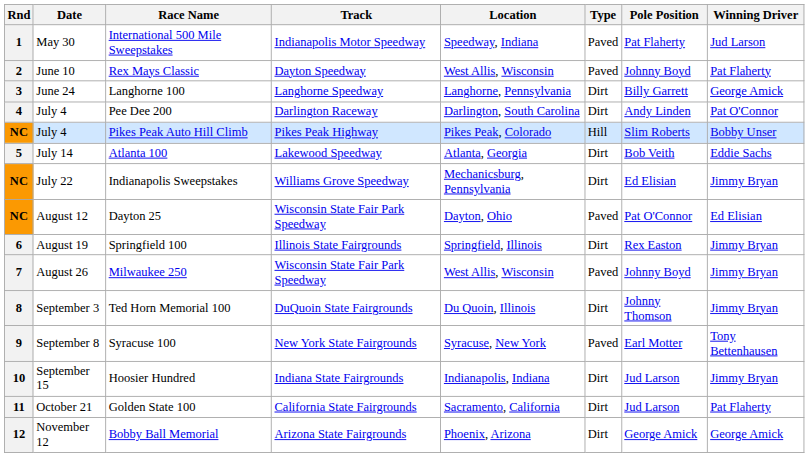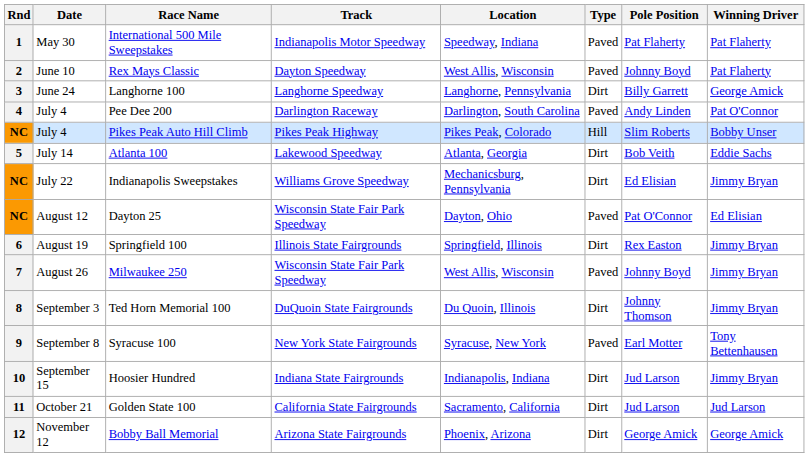(738, 42) Jud Larson -> (741, 42) Pat Flaherty
(598, 111) Dirt -> (603, 111) Paved
(741, 406) Pat Flaherty -> (738, 406) Jud Larson
